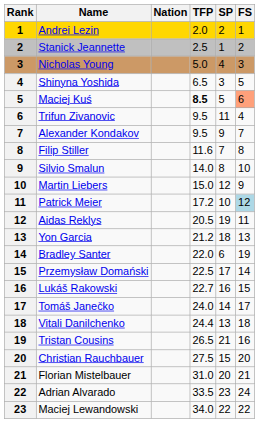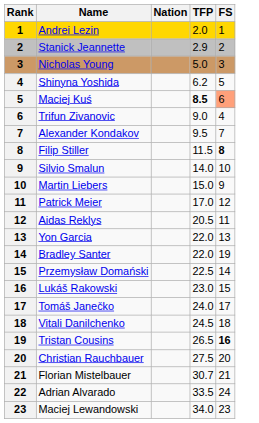- column: (226, 13)
(200, 47) 2.5 -> (200, 47) 2.9
(200, 82) 6.5 -> (200, 82) 6.2
(200, 116) 9.5 -> (200, 116) 9.0
(203, 151) 11.6 -> (203, 151) 11.5
(241, 151) normal -> (222, 151) bold
(203, 202) 17.2 -> (203, 202) 17.0
(244, 202) lightblue background -> (225, 202) no background
(203, 237) 21.2 -> (203, 237) 22.0
(203, 289) 22.7 -> (203, 289) 23.0
(203, 323) 24.4 -> (203, 323) 24.5
(244, 340) normal -> (225, 340) bold
(203, 375) 31.0 -> (203, 375) 30.7
(244, 409) 22 -> (225, 409) 23
